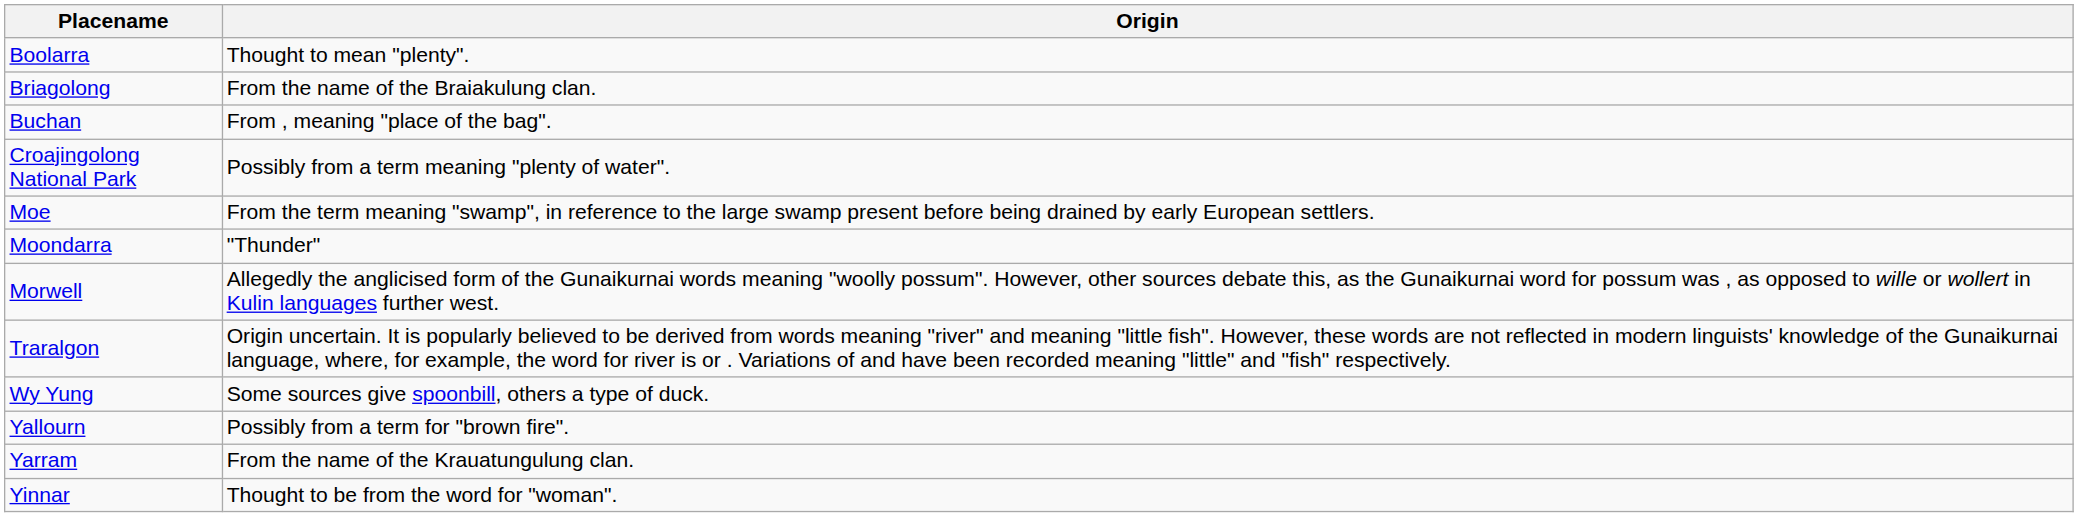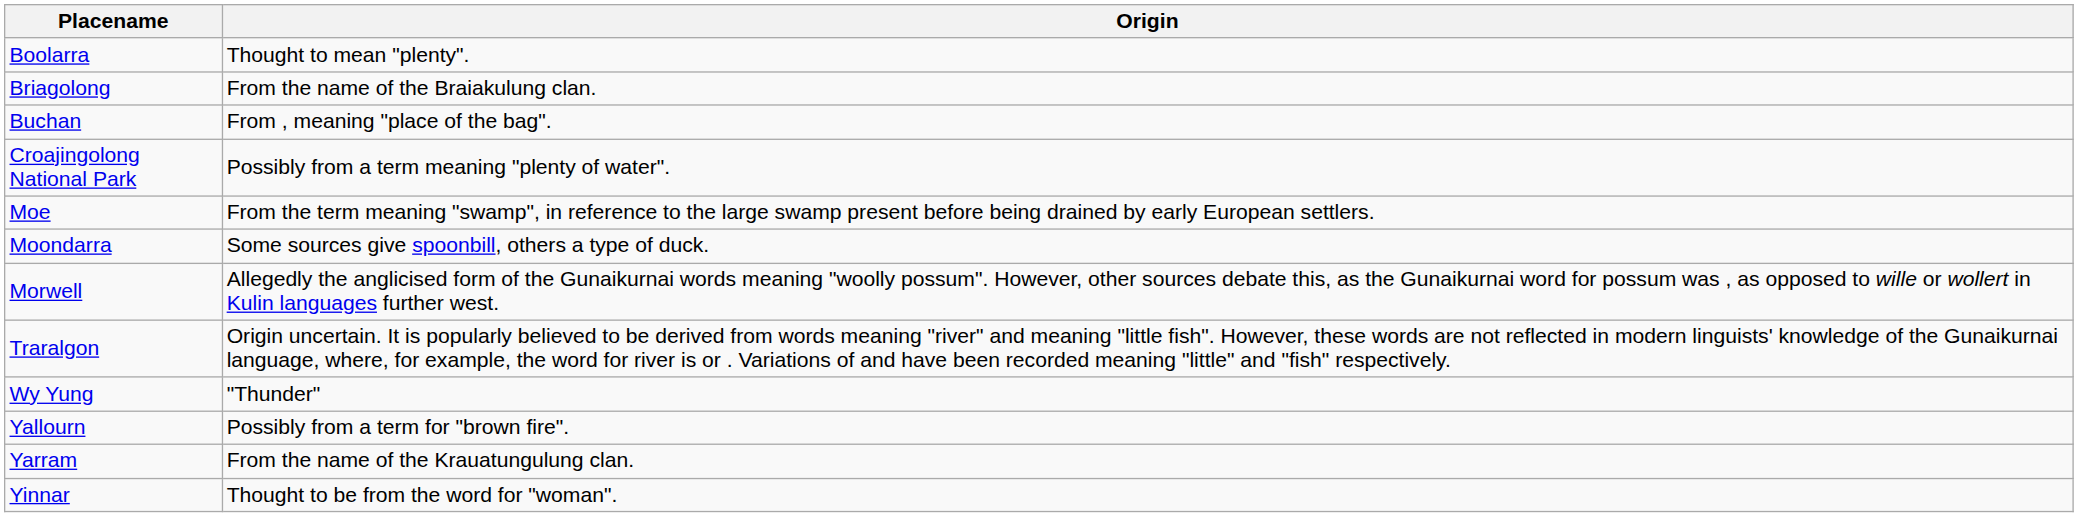(273, 245) "Thunder" -> (468, 245) Some sources give spoonbill, others a type of duck.
(468, 393) Some sources give spoonbill, others a type of duck. -> (273, 393) "Thunder"
